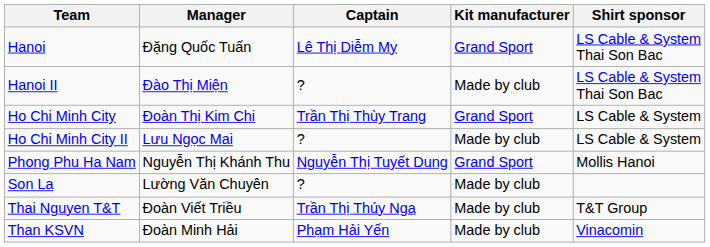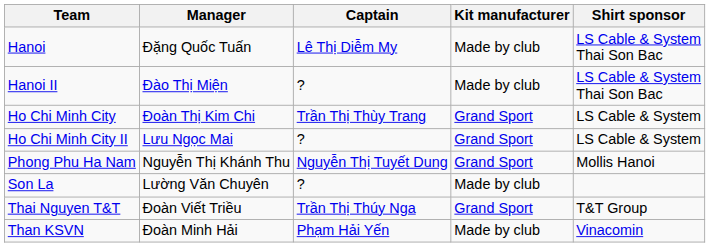(494, 46) Grand Sport -> (497, 46) Made by club
(497, 139) Made by club -> (494, 139) Grand Sport
(497, 208) Made by club -> (494, 208) Grand Sport
